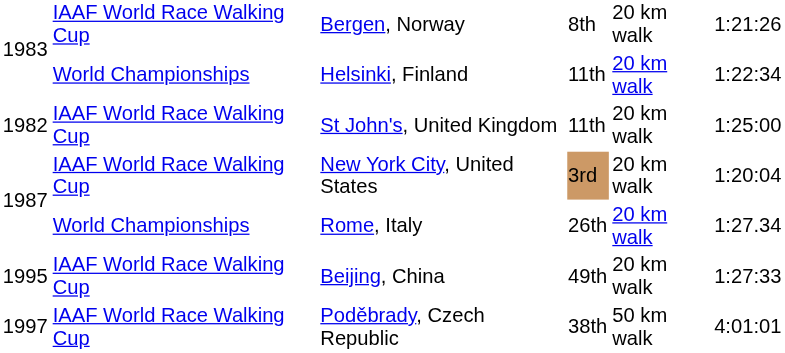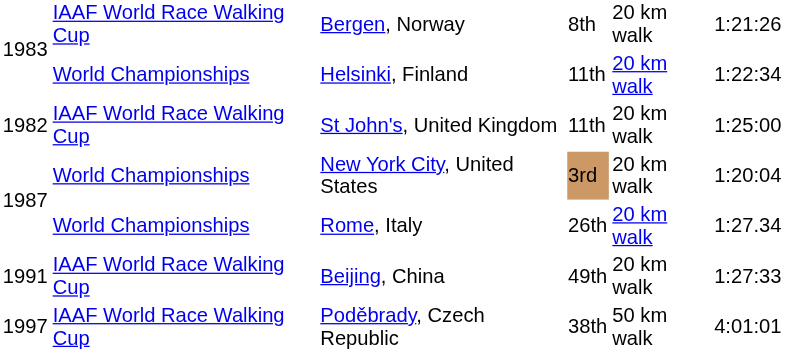(169, 175) IAAF World Race Walking Cup -> (151, 175) World Championships
(25, 276) 1995 -> (25, 276) 1991
